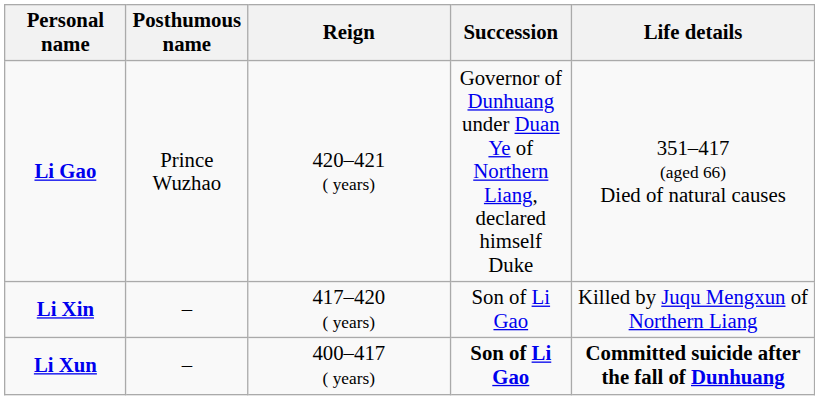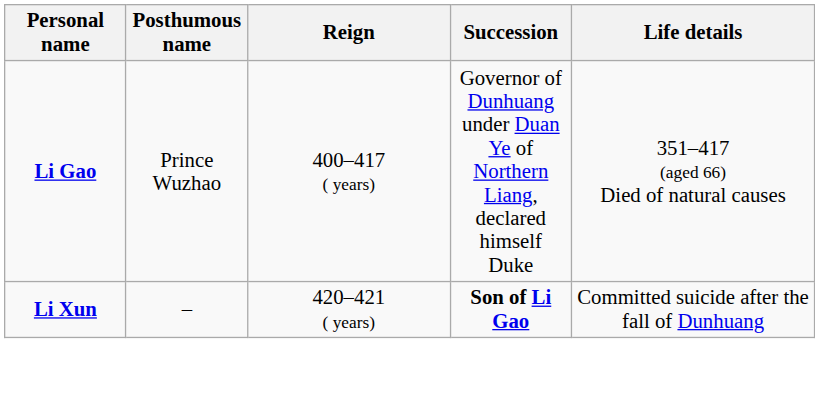(349, 170) 420–421 ( years) -> (349, 170) 400–417 ( years)
- row: (65, 309)
(349, 365) 400–417 ( years) -> (349, 309) 420–421 ( years)
(693, 365) bold -> (693, 309) normal
